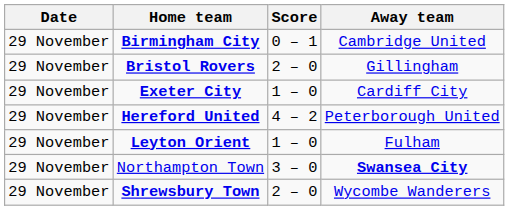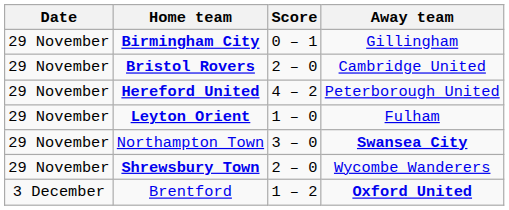(412, 42) Cambridge United -> (412, 42) Gillingham
(412, 67) Gillingham -> (412, 67) Cambridge United
- row: (190, 92)
+ row: (190, 192)
